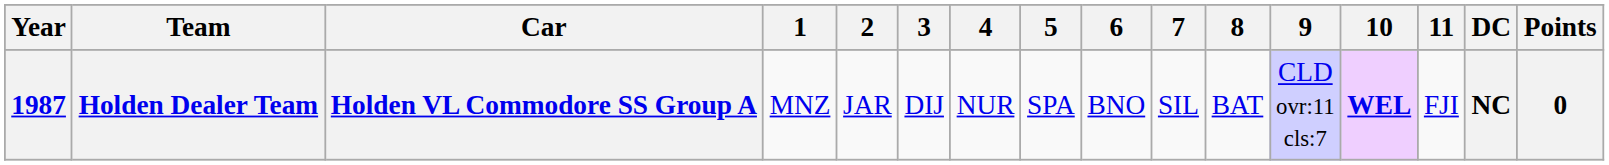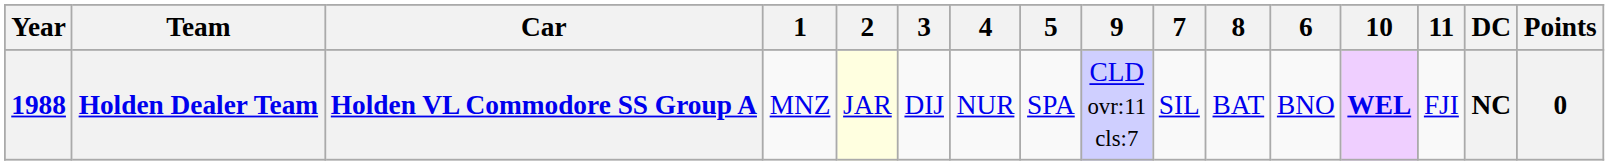columns swapped: (1116, 27) <-> (1305, 27)
(39, 104) 1987 -> (39, 104) 1988
(867, 104) no background -> (867, 104) lightyellow background
